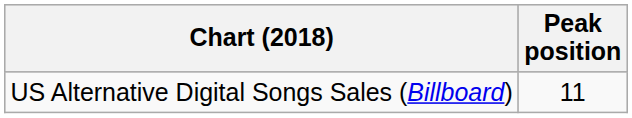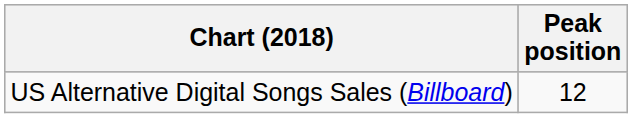(573, 91) 11 -> (573, 91) 12
